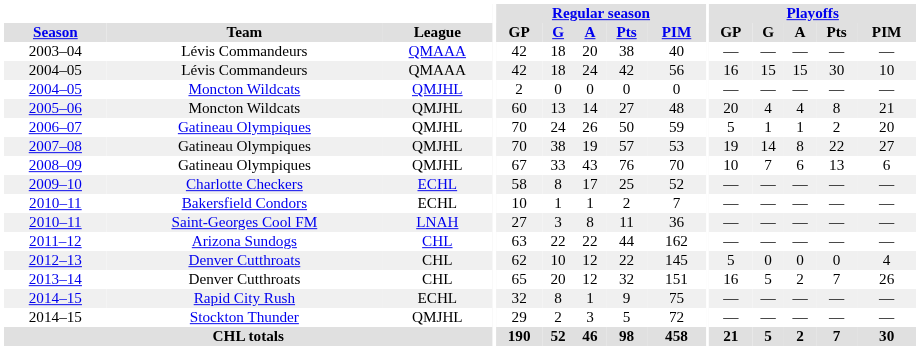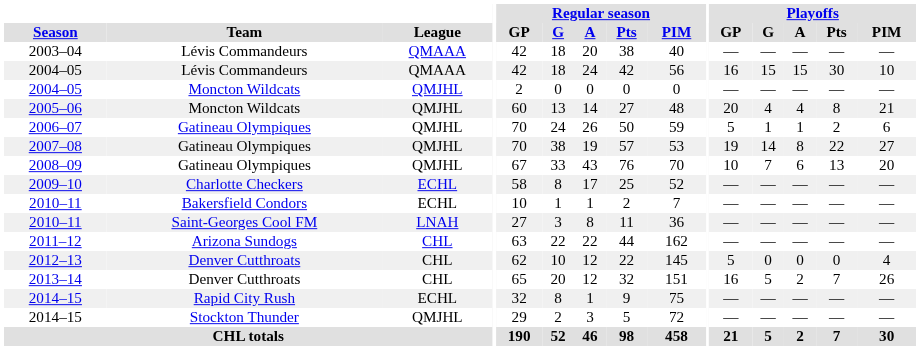(887, 127) 20 -> (887, 127) 6
(887, 165) 6 -> (887, 165) 20
